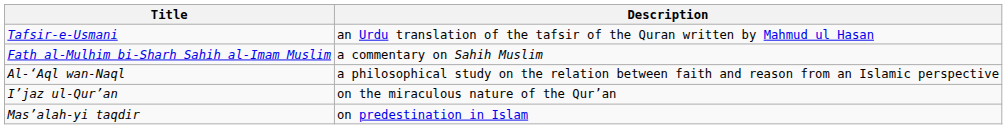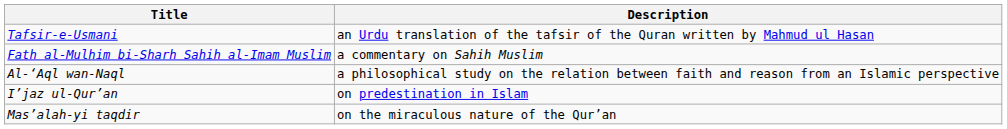(477, 94) on the miraculous nature of the Qur’an -> (433, 94) on predestination in Islam
(433, 114) on predestination in Islam -> (477, 114) on the miraculous nature of the Qur’an
